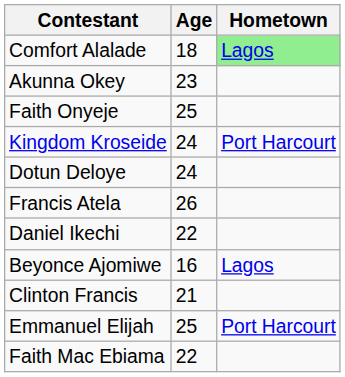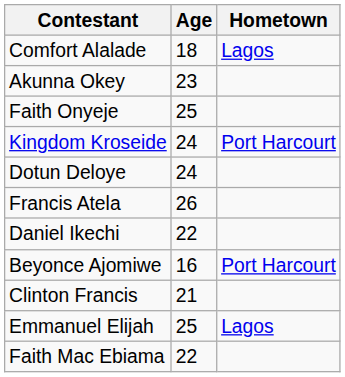(247, 51) lightgreen background -> (247, 51) no background
(247, 265) Lagos -> (278, 265) Port Harcourt
(278, 326) Port Harcourt -> (247, 326) Lagos
